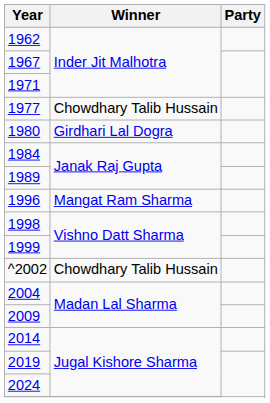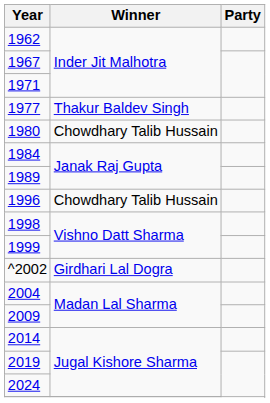(136, 108) Chowdhary Talib Hussain -> (121, 108) Thakur Baldev Singh
(113, 131) Girdhari Lal Dogra -> (136, 131) Chowdhary Talib Hussain
(123, 200) Mangat Ram Sharma -> (136, 200) Chowdhary Talib Hussain
(136, 270) Chowdhary Talib Hussain -> (113, 270) Girdhari Lal Dogra
